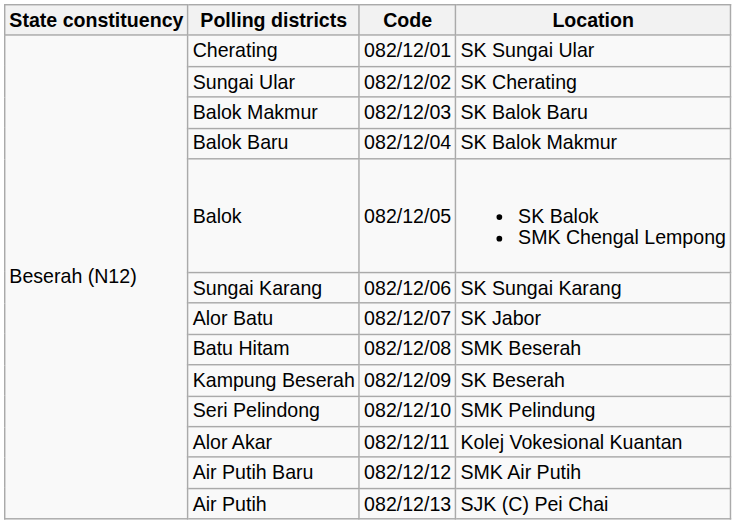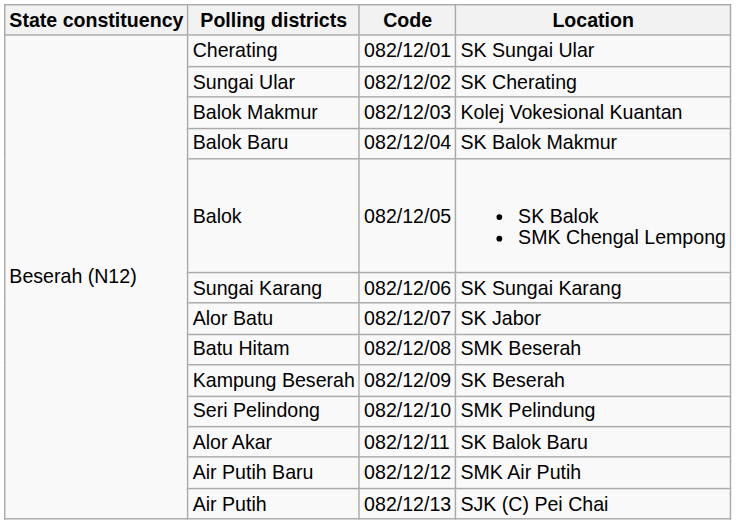(524, 112) SK Balok Baru -> (571, 112) Kolej Vokesional Kuantan
(571, 442) Kolej Vokesional Kuantan -> (524, 442) SK Balok Baru
